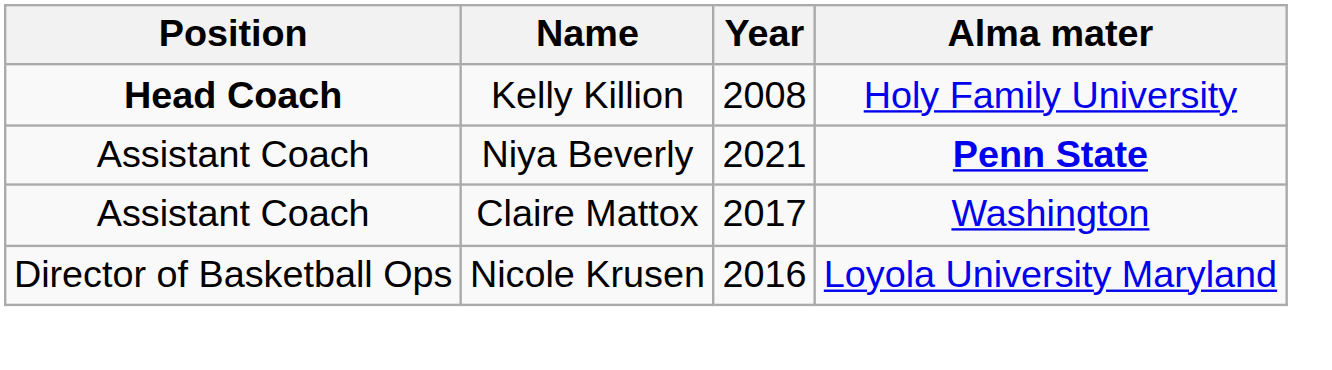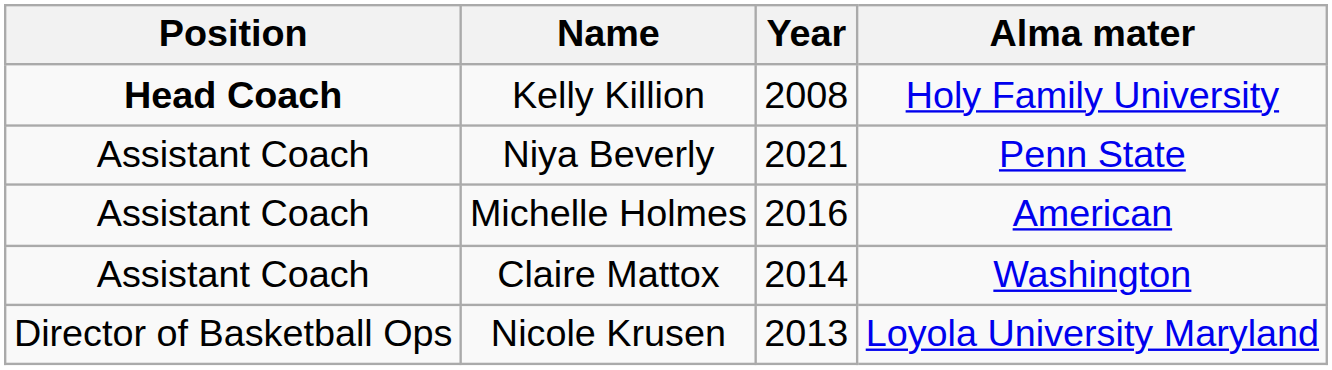(1050, 154) bold -> (1092, 154) normal
+ row: (608, 214)
(764, 214) 2017 -> (806, 273) 2014
(764, 273) 2016 -> (806, 333) 2013
